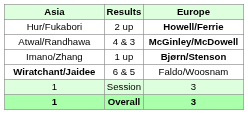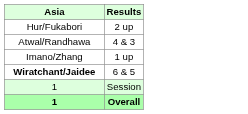- column: (193, 12)
